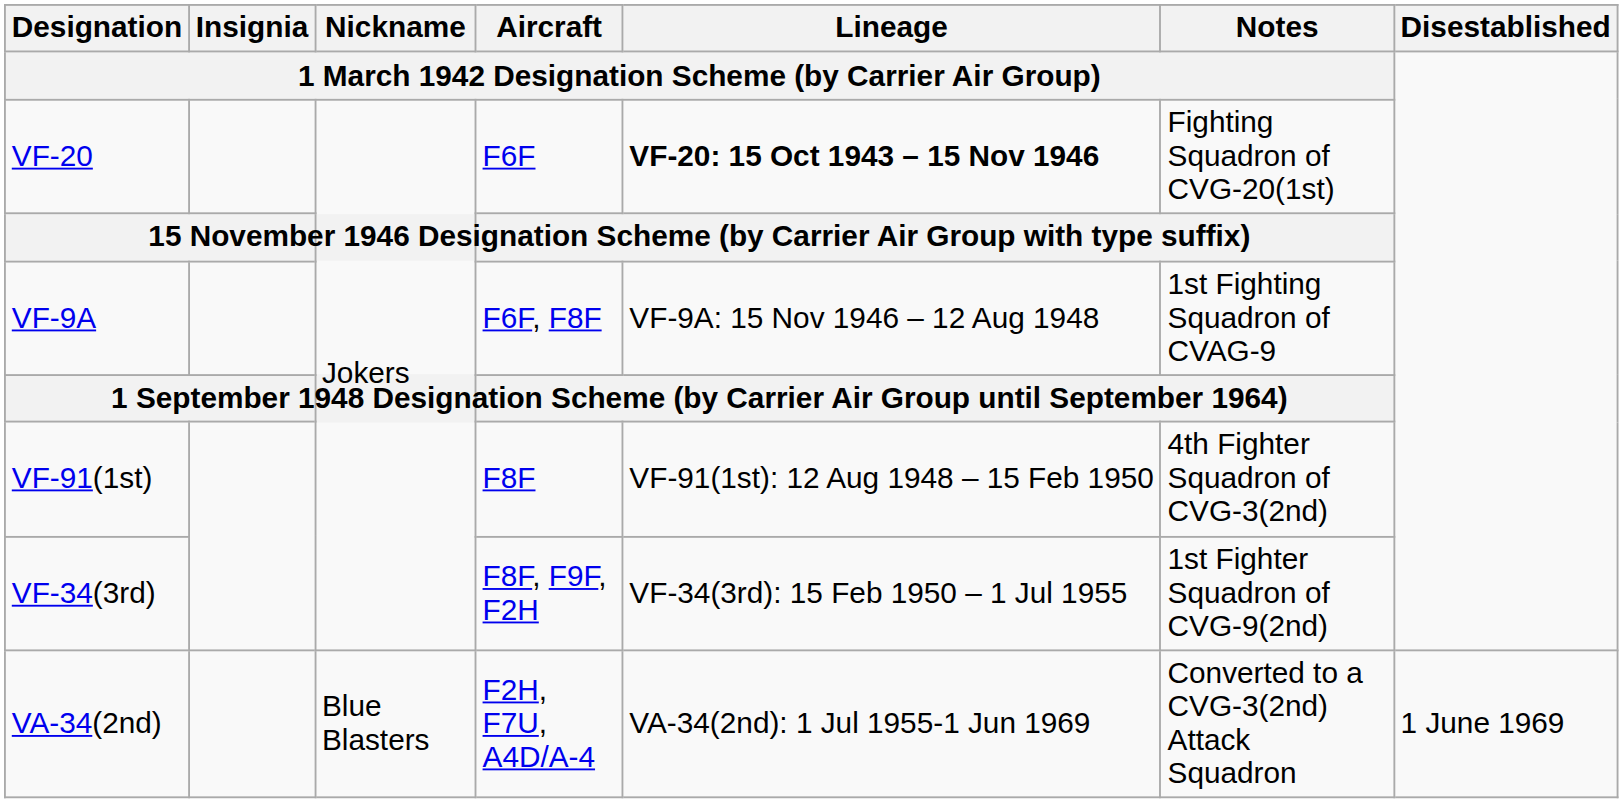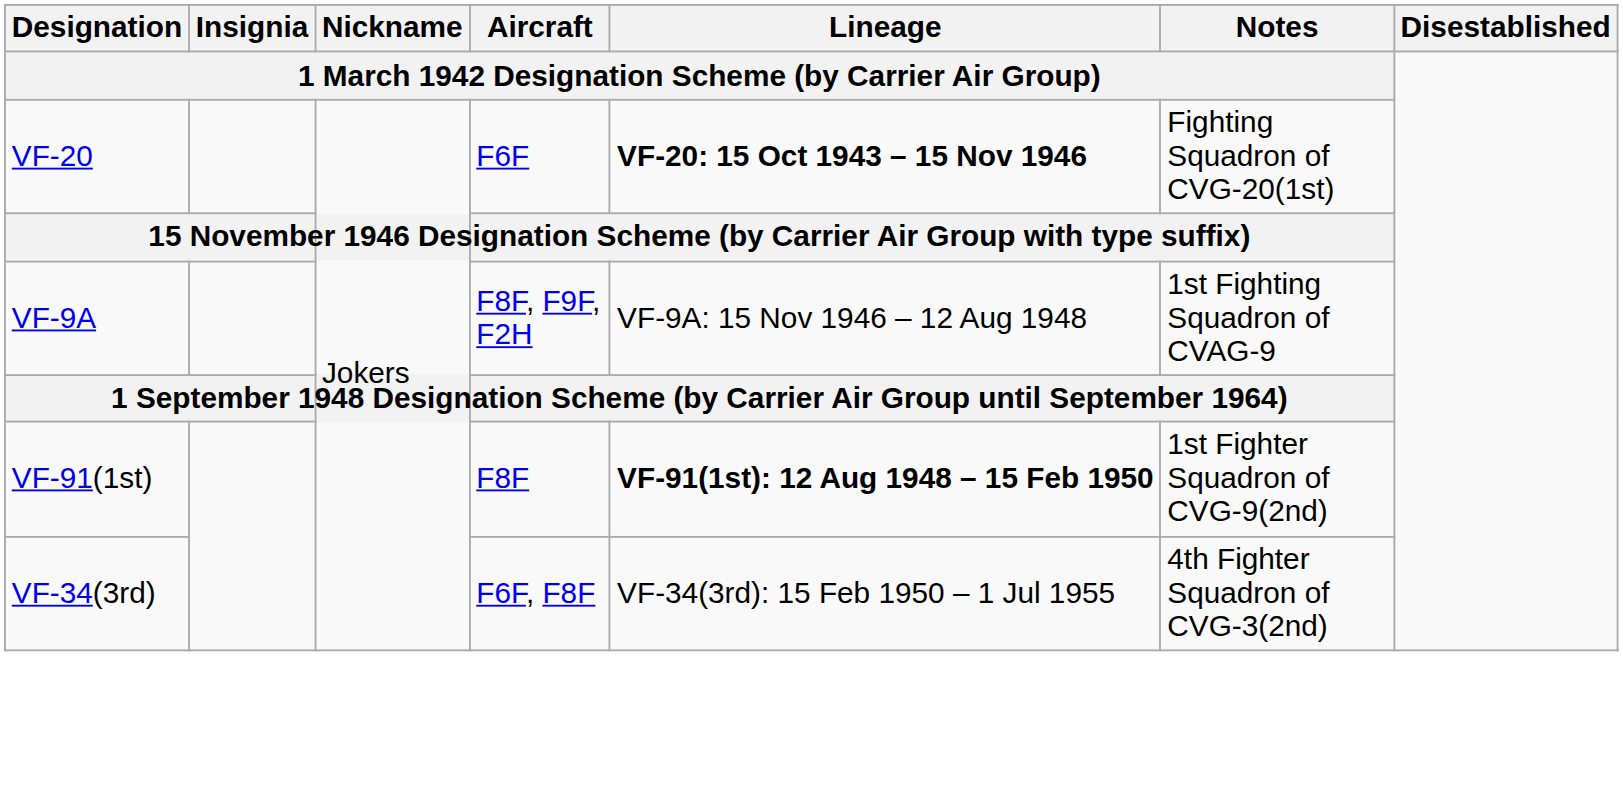(542, 317) F6F, F8F -> (538, 317) F8F, F9F, F2H
(892, 478) normal -> (885, 478) bold
(1249, 478) 4th Fighter Squadron of CVG-3(2nd) -> (1248, 478) 1st Fighter Squadron of CVG-9(2nd)
(545, 592) F8F, F9F, F2H -> (536, 592) F6F, F8F
(1249, 592) 1st Fighter Squadron of CVG-9(2nd) -> (1248, 592) 4th Fighter Squadron of CVG-3(2nd)
- row: (87, 723)
